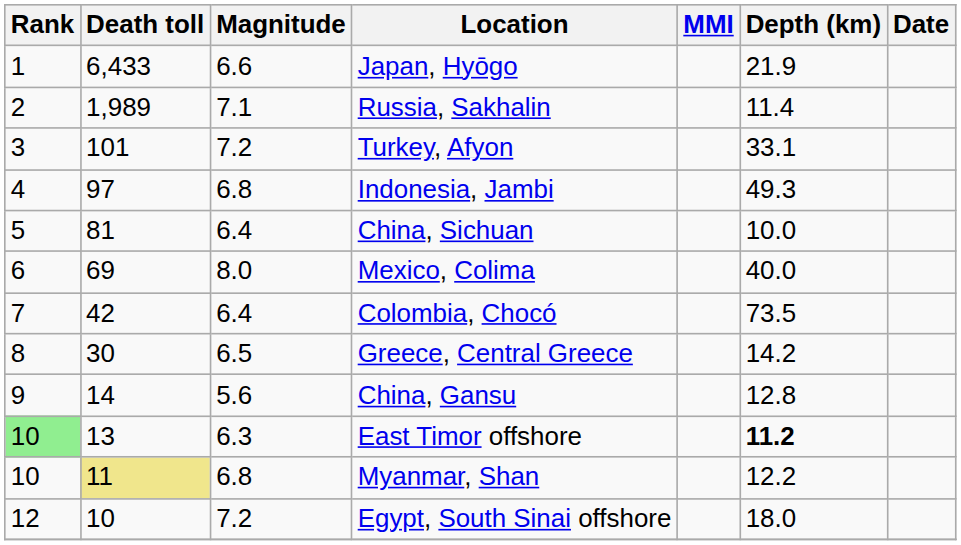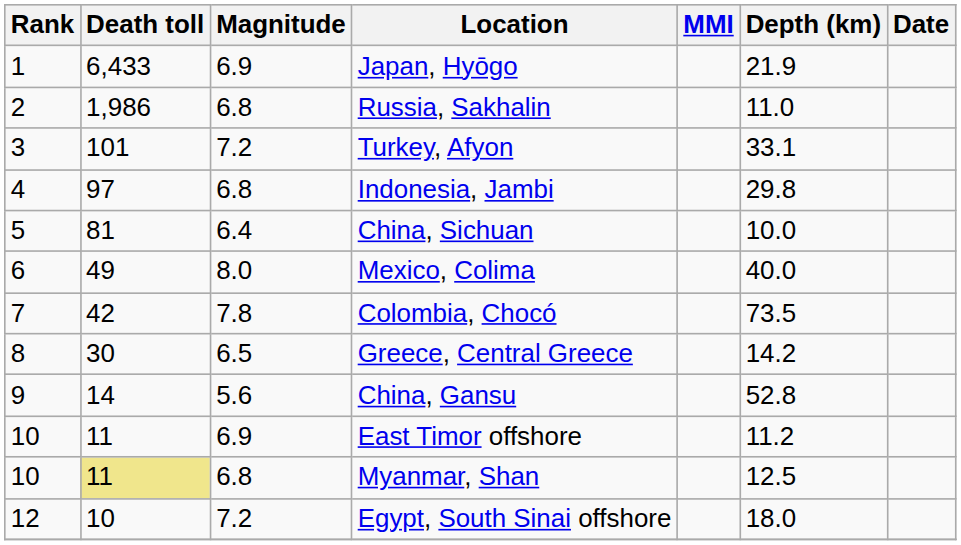(234, 66) 6.6 -> (234, 66) 6.9
(119, 107) 1,989 -> (119, 107) 1,986
(234, 107) 7.1 -> (234, 107) 6.8
(770, 107) 11.4 -> (770, 107) 11.0
(771, 189) 49.3 -> (771, 189) 29.8
(101, 271) 69 -> (101, 271) 49
(234, 312) 6.4 -> (234, 312) 7.8
(771, 395) 12.8 -> (771, 395) 52.8
(25, 436) lightgreen background -> (25, 436) no background
(101, 436) 13 -> (100, 436) 11
(234, 436) 6.3 -> (234, 436) 6.9
(770, 436) bold -> (770, 436) normal
(771, 477) 12.2 -> (771, 477) 12.5
